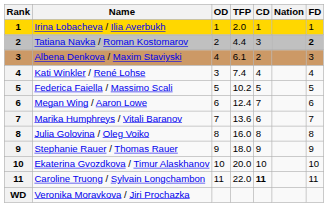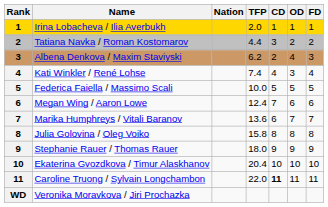columns swapped: (289, 12) <-> (221, 12)
(311, 42) bold -> (311, 42) normal
(239, 57) 6.1 -> (255, 57) 6.2
(242, 88) 10.2 -> (257, 88) 10.0
(242, 133) 16.0 -> (257, 133) 15.8
(242, 164) 20.0 -> (257, 164) 20.4
